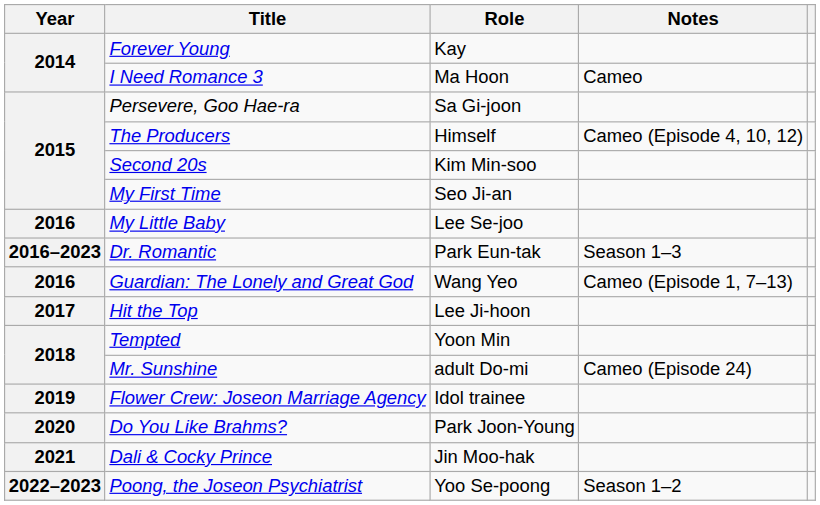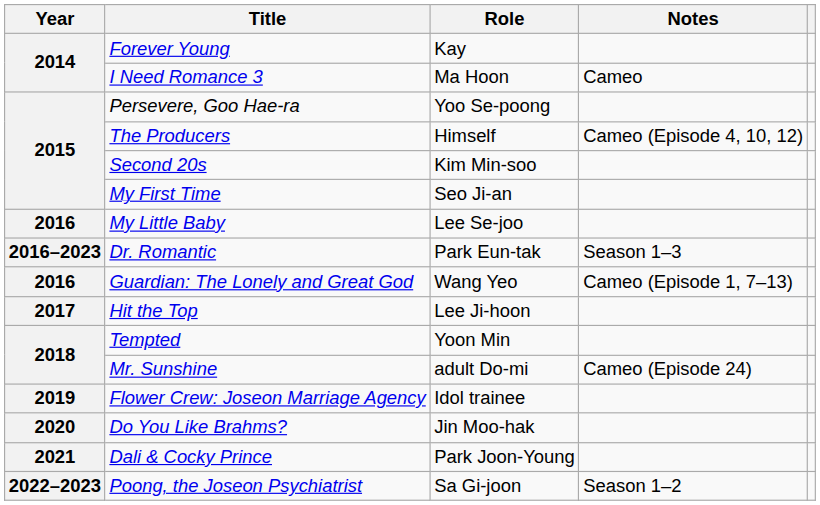(478, 106) Sa Gi-joon -> (492, 106) Yoo Se-poong
(504, 427) Park Joon-Young -> (484, 427) Jin Moo-hak
(484, 456) Jin Moo-hak -> (504, 456) Park Joon-Young
(492, 485) Yoo Se-poong -> (478, 485) Sa Gi-joon
